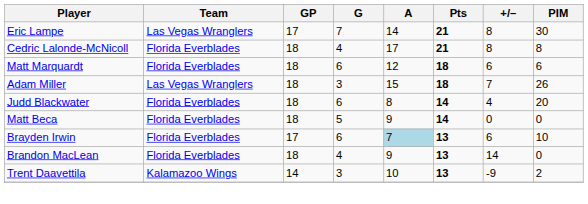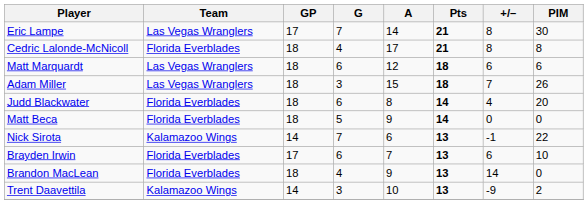(193, 66) Florida Everblades -> (200, 66) Las Vegas Wranglers
+ row: (34, 137)
(389, 137) lightblue background -> (389, 155) no background
